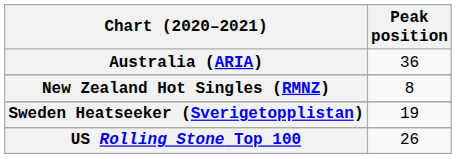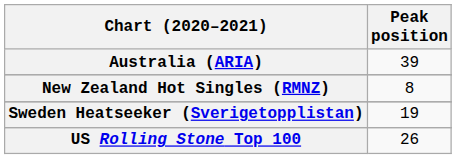(409, 62) 36 -> (409, 62) 39
